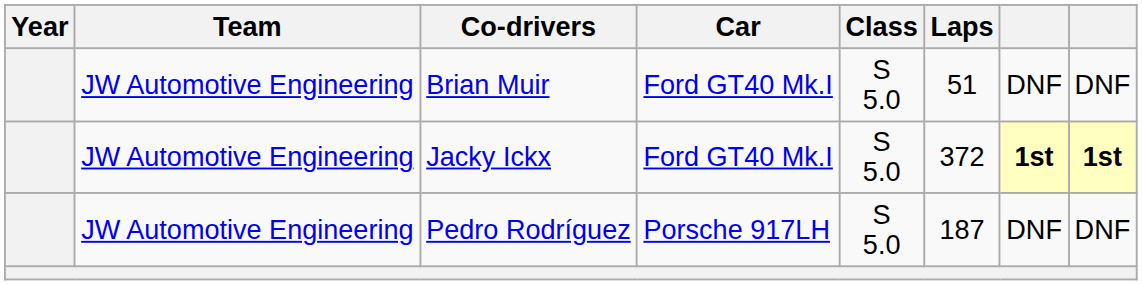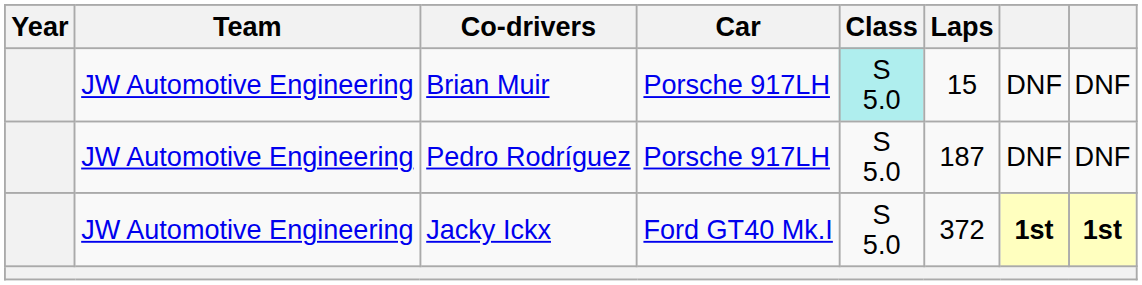(738, 85) Ford GT40 Mk.I -> (737, 85) Porsche 917LH
(882, 85) no background -> (882, 85) paleturquoise background
(962, 85) 51 -> (962, 85) 15
rows swapped: (489, 157) <-> (528, 230)
